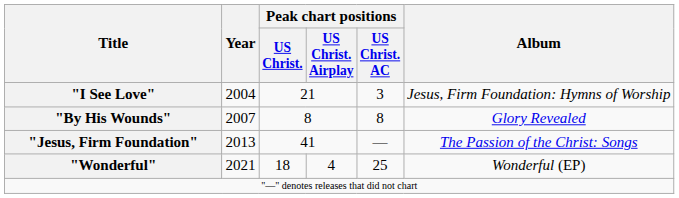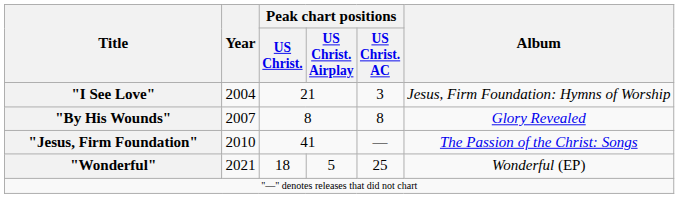(240, 142) 2013 -> (240, 142) 2010
(331, 166) 4 -> (331, 166) 5
